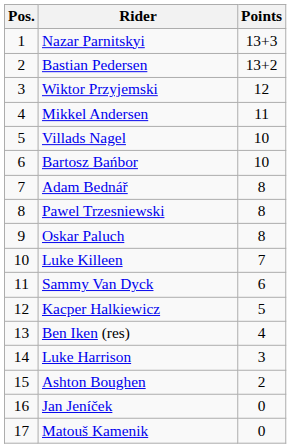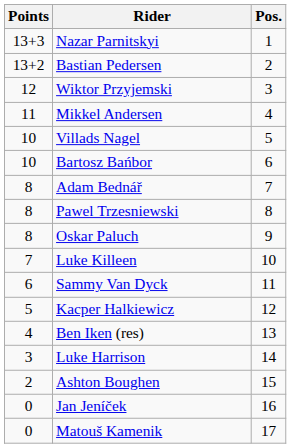columns swapped: (21, 16) <-> (262, 16)
